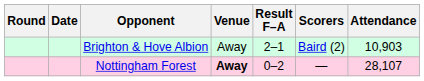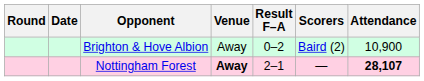(274, 47) 2–1 -> (274, 47) 0–2
(383, 47) 10,903 -> (383, 47) 10,900
(274, 66) 0–2 -> (274, 66) 2–1
(383, 66) normal -> (383, 66) bold
